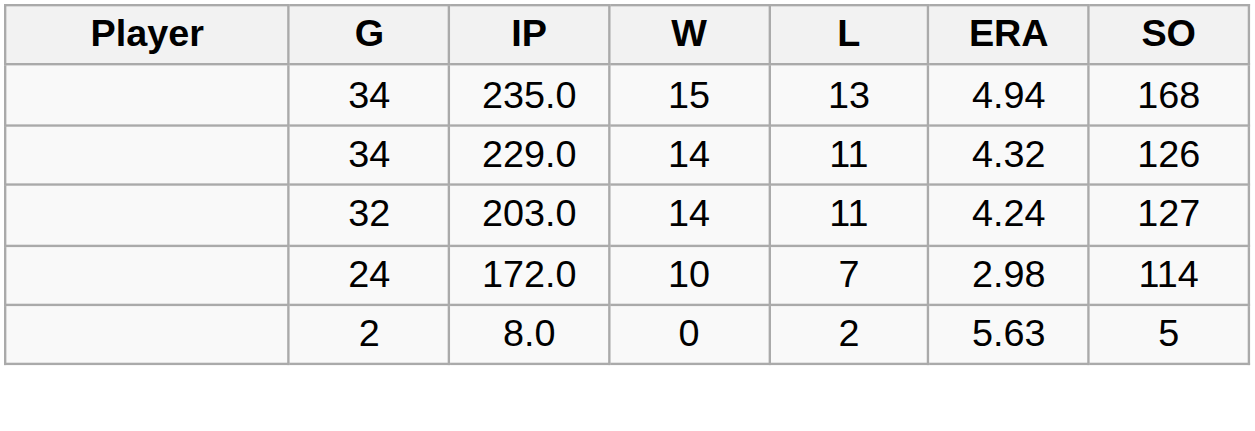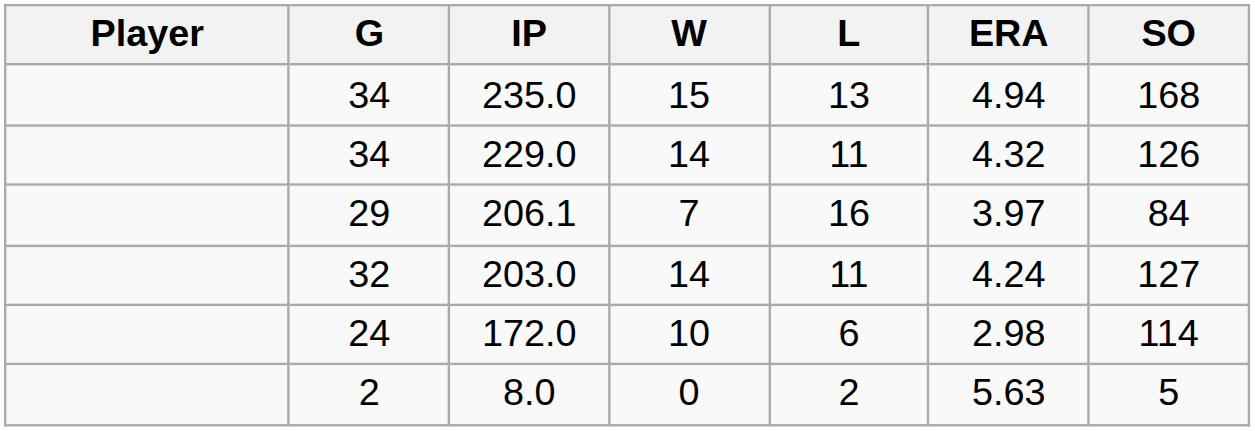+ row: (529, 214)
(849, 273) 7 -> (849, 333) 6
